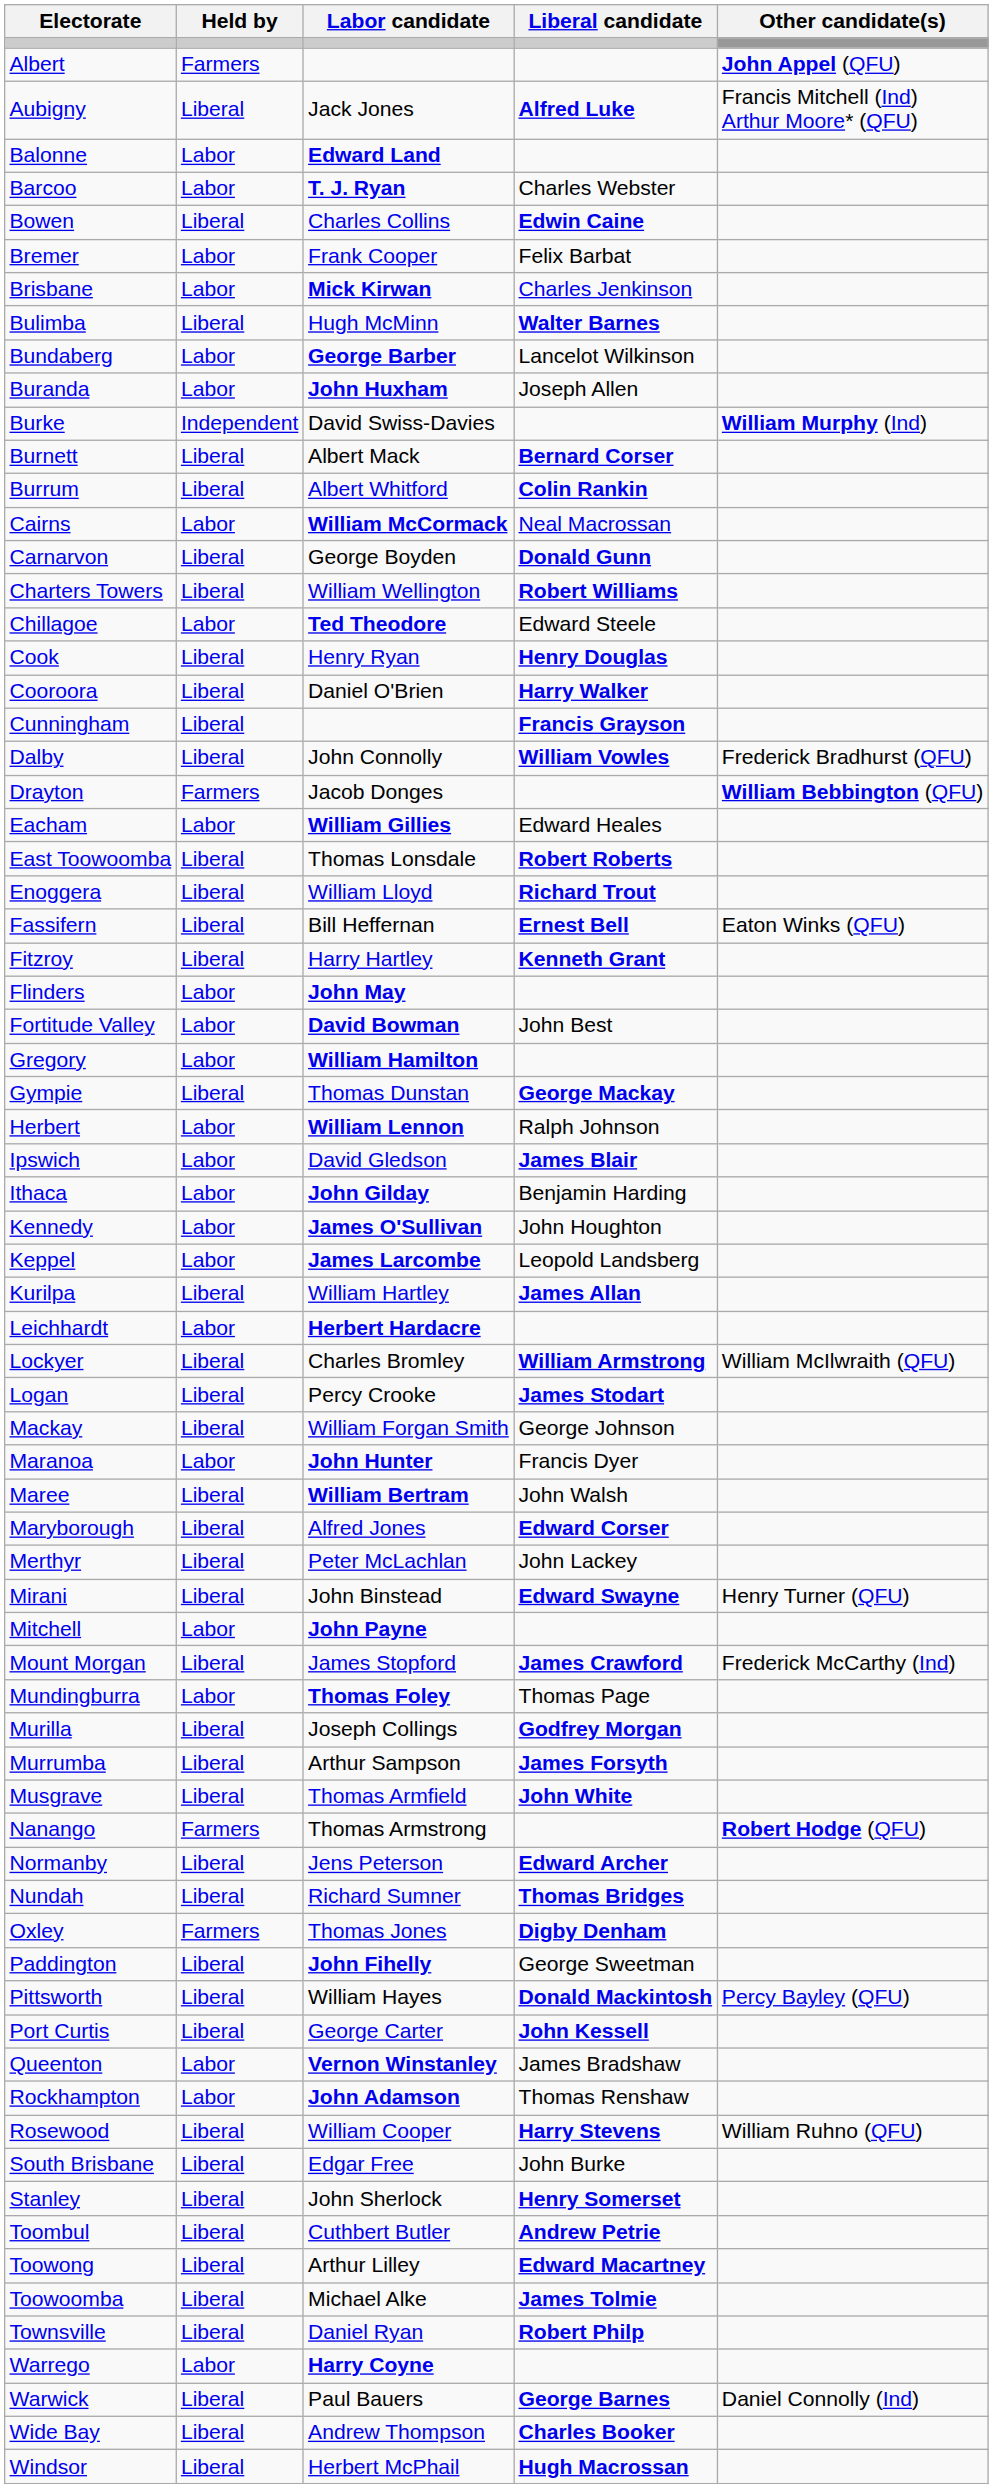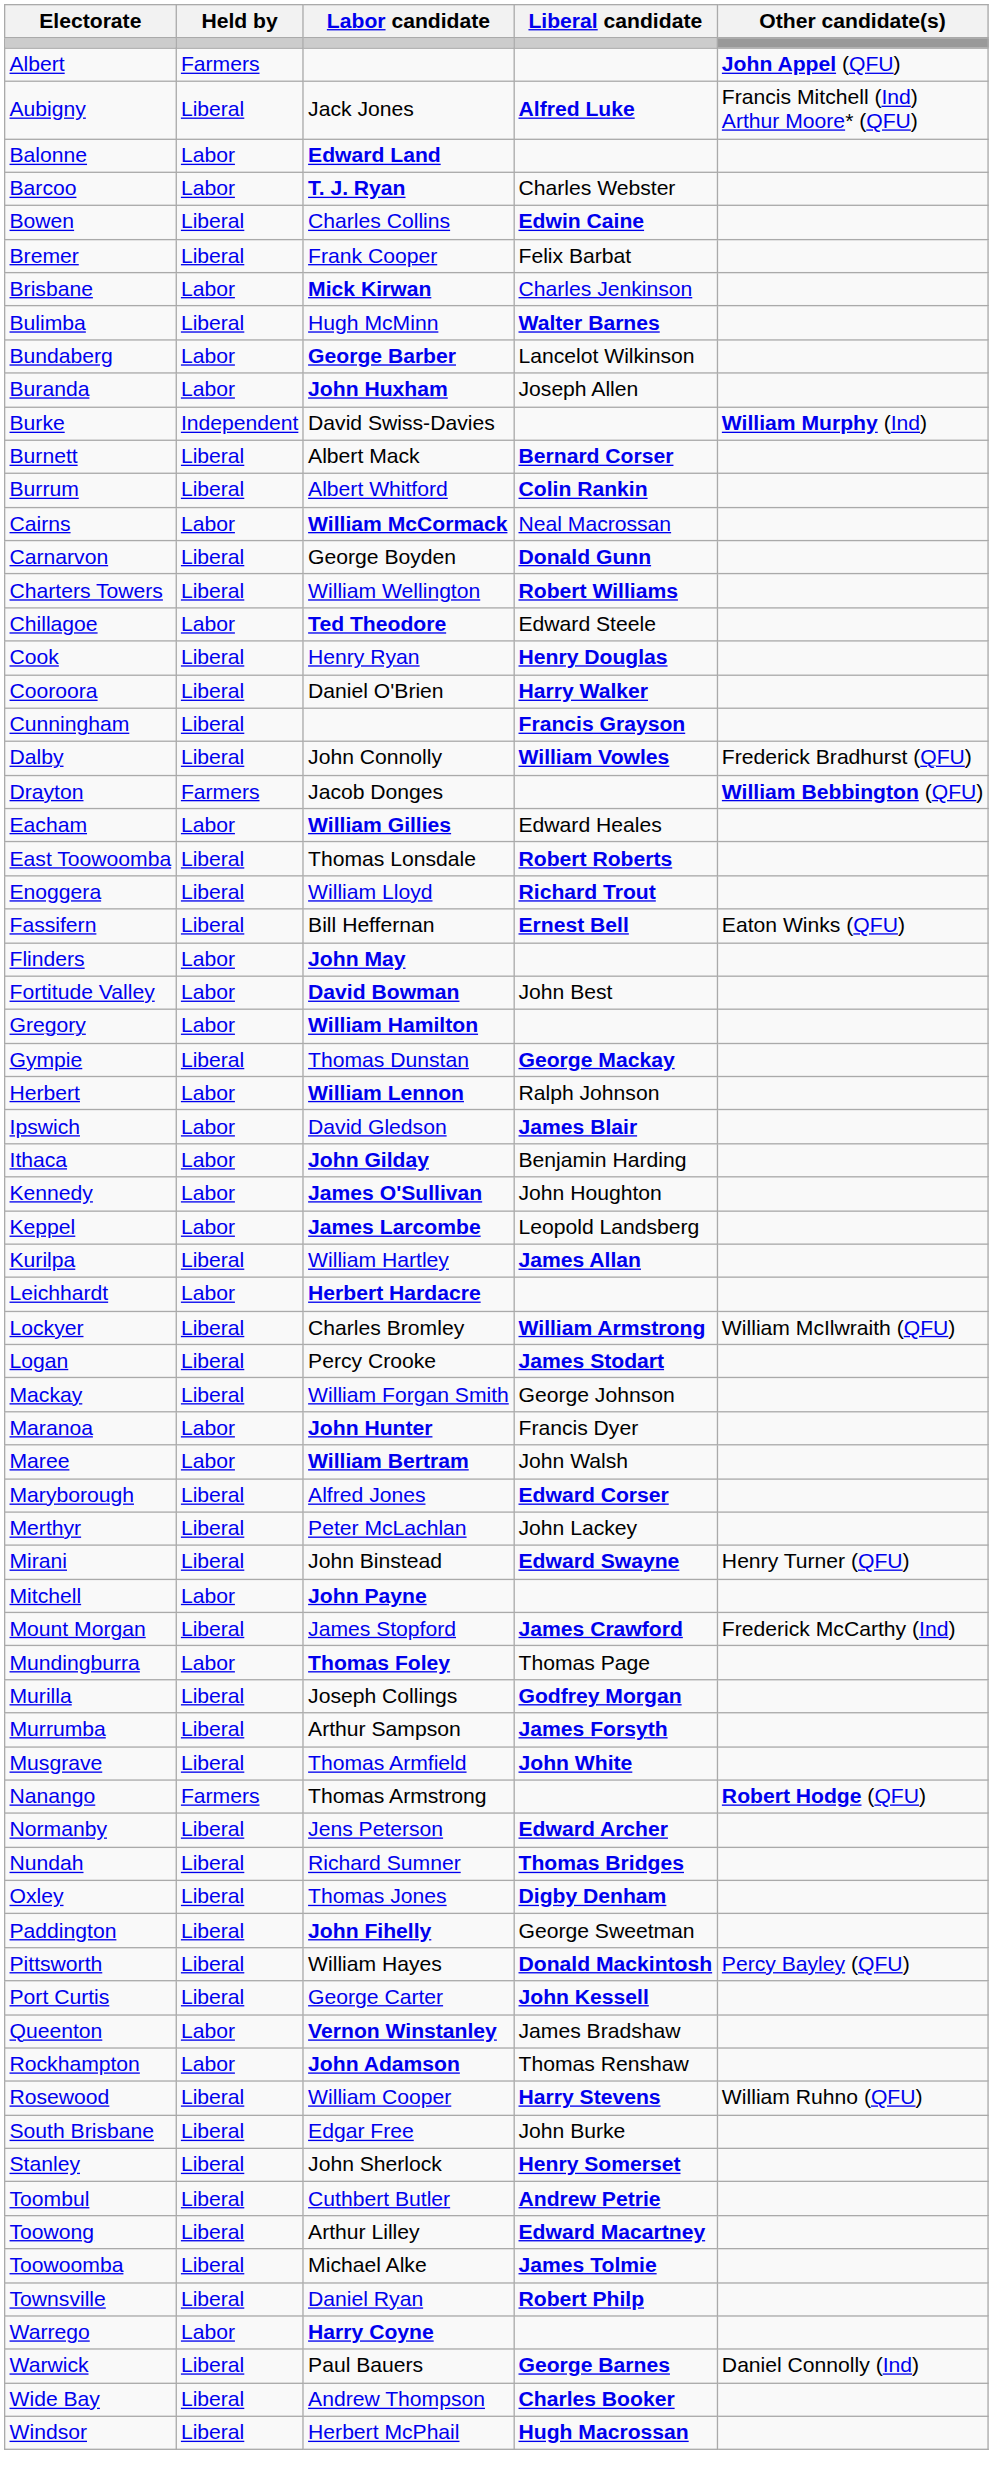(208, 255) Labor -> (213, 255) Liberal
- row: (41, 959)
(213, 1495) Liberal -> (208, 1461) Labor
(220, 1930) Farmers -> (213, 1896) Liberal
